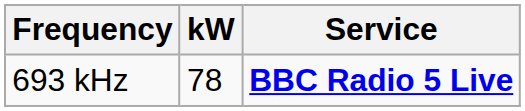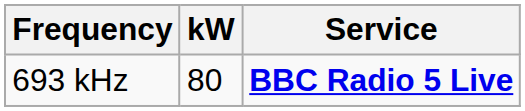(205, 79) 78 -> (205, 79) 80
